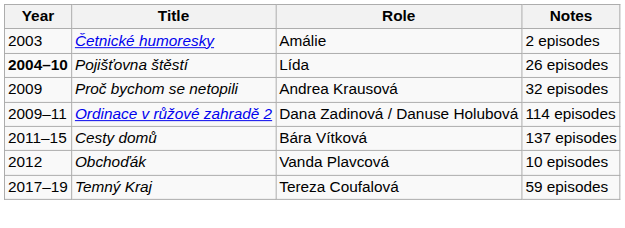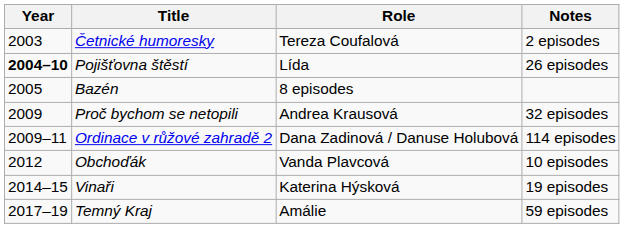(303, 41) Amálie -> (339, 41) Tereza Coufalová
+ row: (97, 89)
- row: (116, 138)
+ row: (94, 187)
(339, 187) Tereza Coufalová -> (303, 211) Amálie
